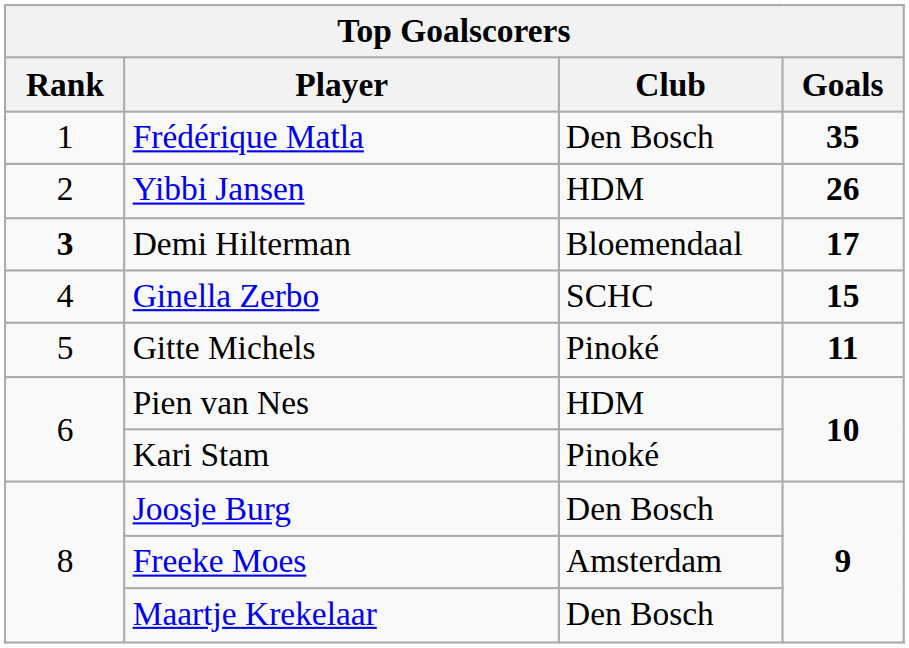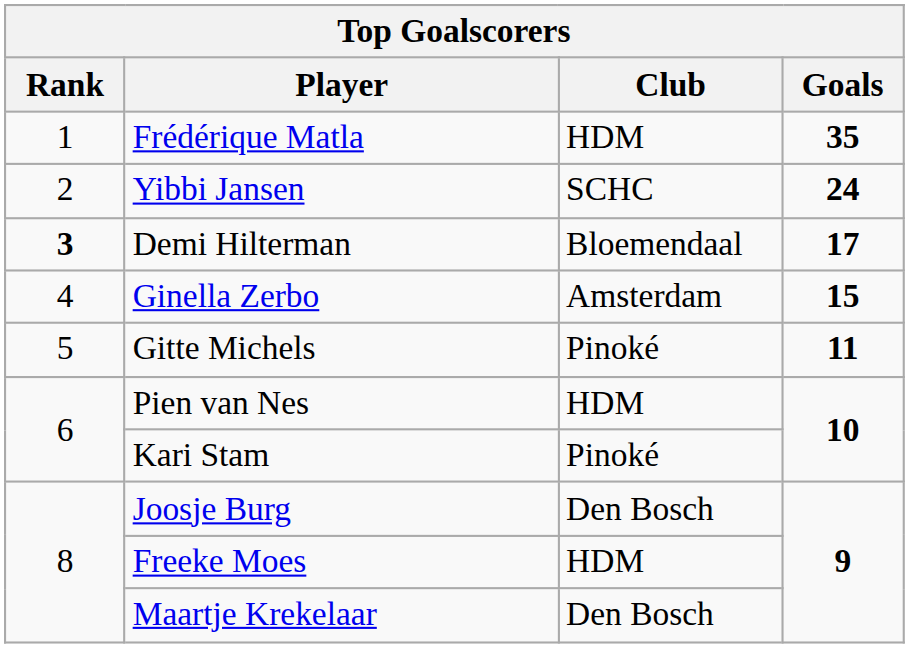(640, 137) Den Bosch -> (605, 137) HDM
(605, 190) HDM -> (610, 190) SCHC
(843, 190) 26 -> (843, 190) 24
(610, 296) SCHC -> (644, 296) Amsterdam
(644, 561) Amsterdam -> (605, 561) HDM
